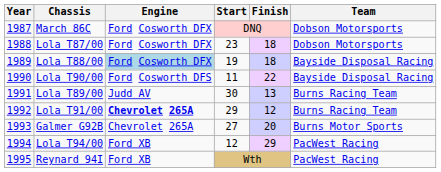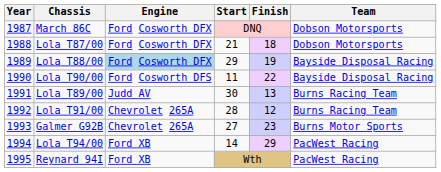(232, 46) 23 -> (232, 46) 21
(232, 62) 19 -> (232, 62) 29
(270, 62) 18 -> (270, 62) 19
(151, 111) bold -> (151, 111) normal
(232, 111) 29 -> (232, 111) 28
(270, 127) 20 -> (270, 127) 23
(232, 144) 12 -> (232, 144) 14
